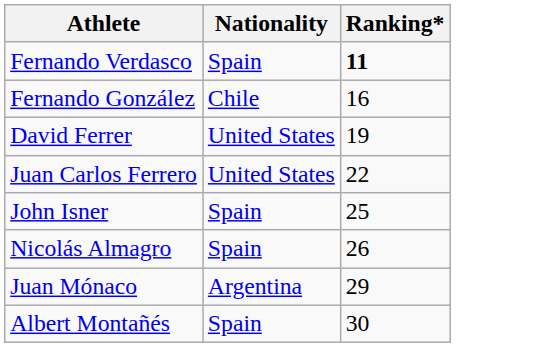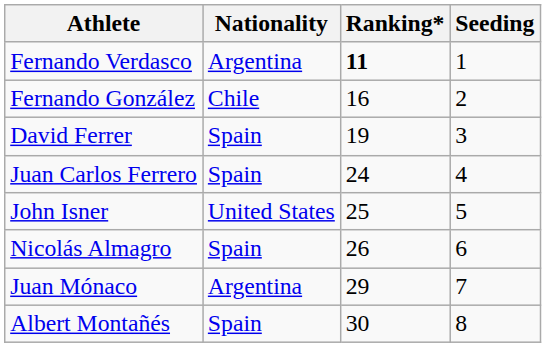+ column: (495, 23)
(235, 60) Spain -> (255, 60) Argentina
(271, 135) United States -> (235, 135) Spain
(271, 173) United States -> (235, 173) Spain
(358, 173) 22 -> (358, 173) 24
(235, 211) Spain -> (271, 211) United States
